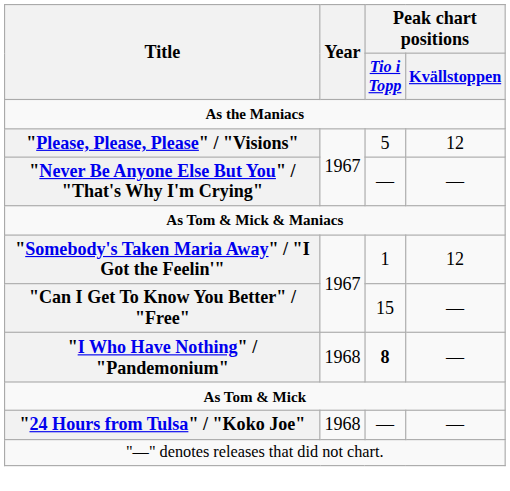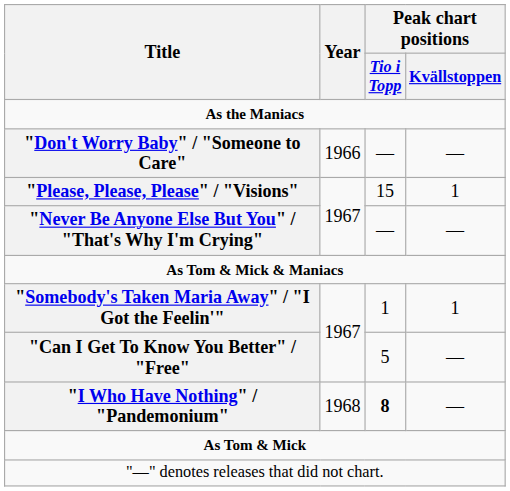+ row: (162, 152)
(385, 142) 5 -> (385, 191) 15
(455, 142) 12 -> (455, 191) 1
(455, 259) 12 -> (455, 308) 1
(385, 308) 15 -> (385, 357) 5
- row: (162, 424)
